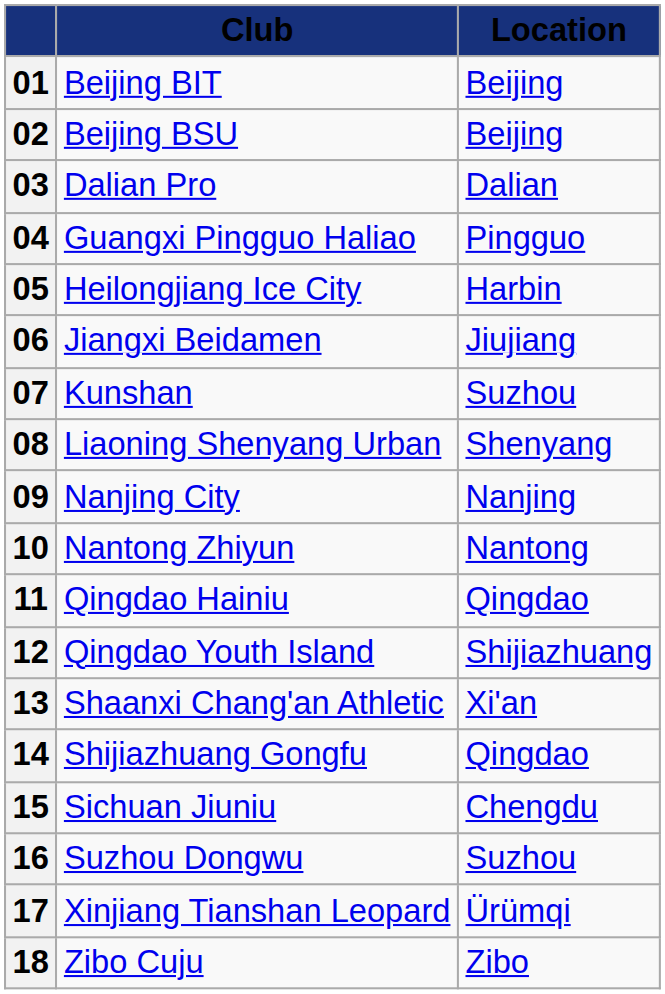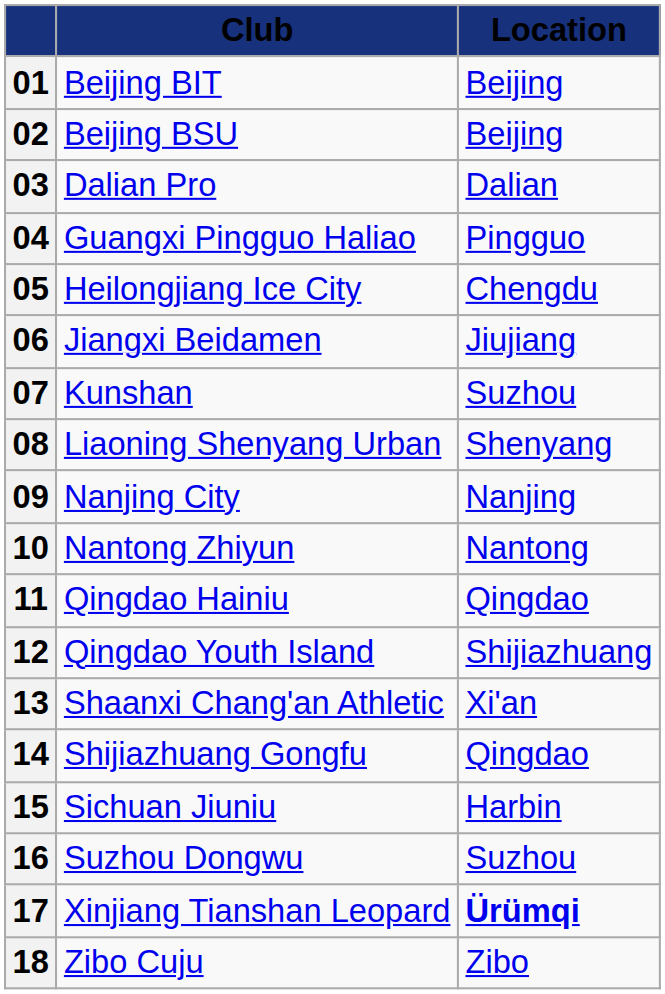(514, 289) Harbin -> (532, 289) Chengdu
(532, 806) Chengdu -> (514, 806) Harbin
(518, 910) normal -> (523, 910) bold
